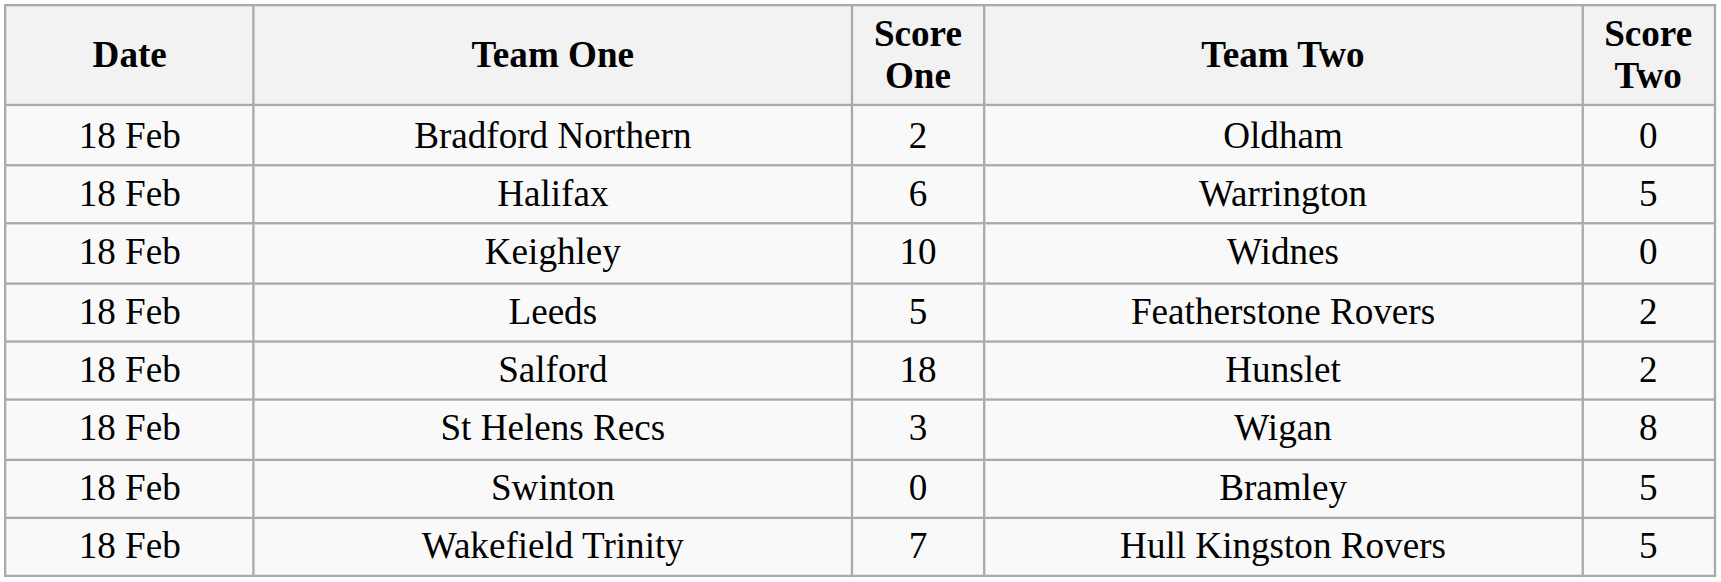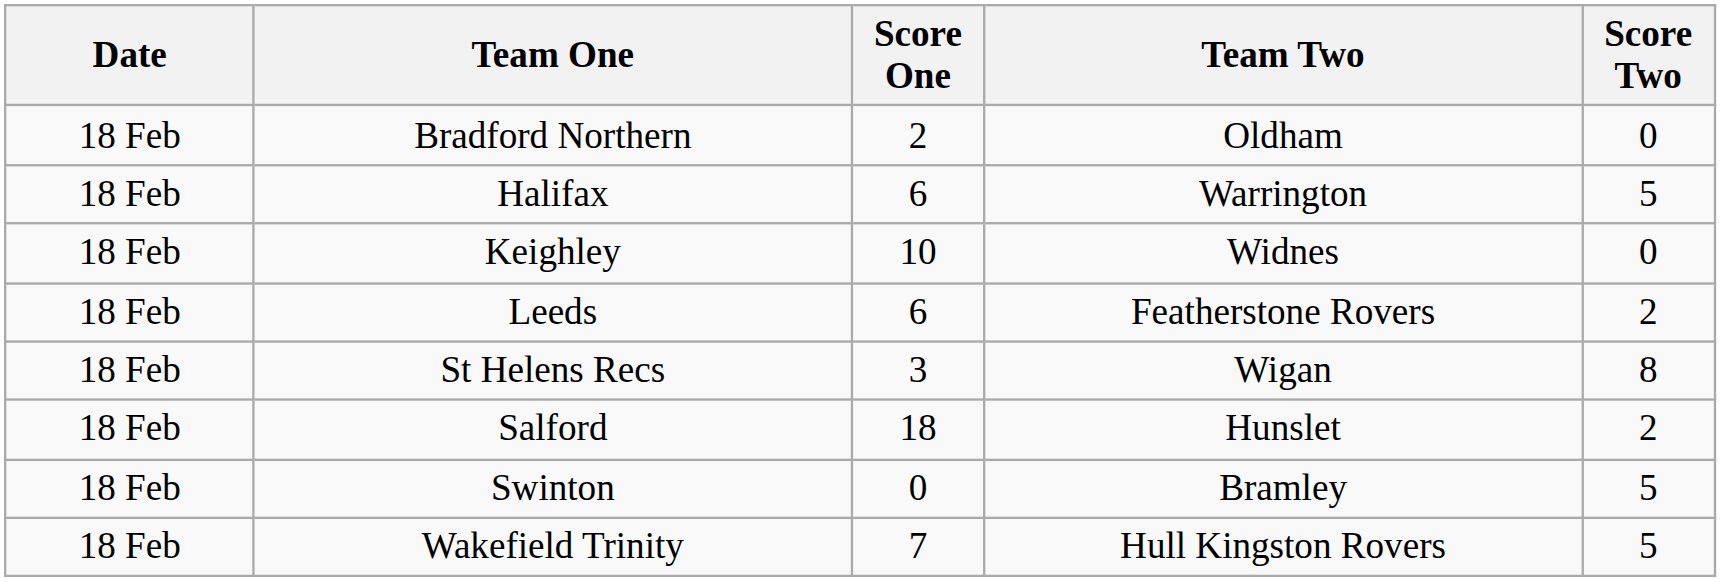(918, 311) 5 -> (918, 311) 6
rows swapped: (553, 428) <-> (553, 370)
